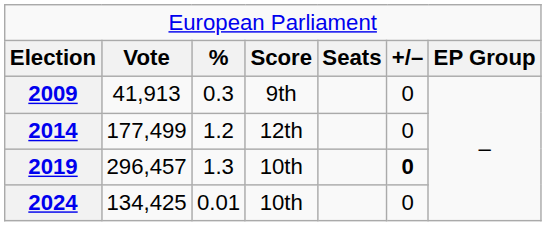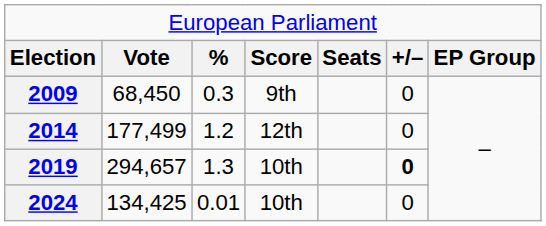(147, 94) 41,913 -> (147, 94) 68,450
(147, 166) 296,457 -> (147, 166) 294,657
